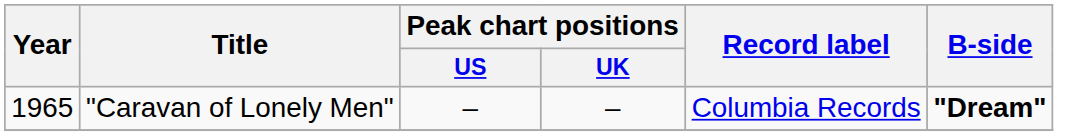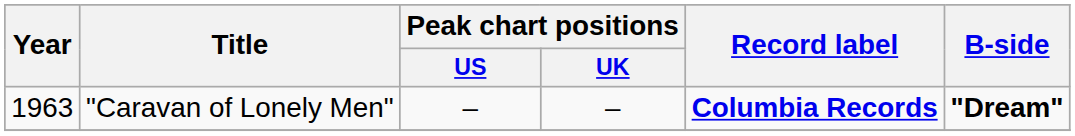(42, 107) 1965 -> (42, 107) 1963
(806, 107) normal -> (815, 107) bold
